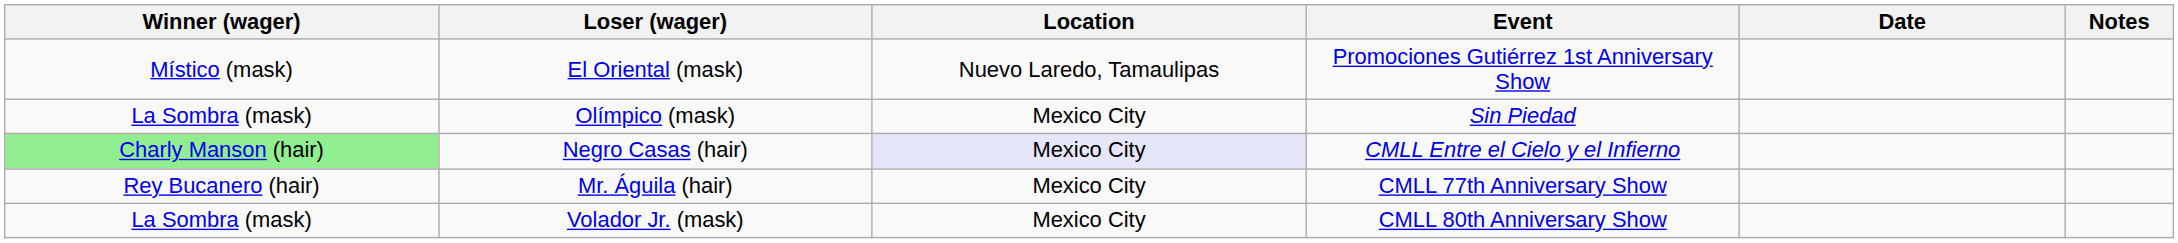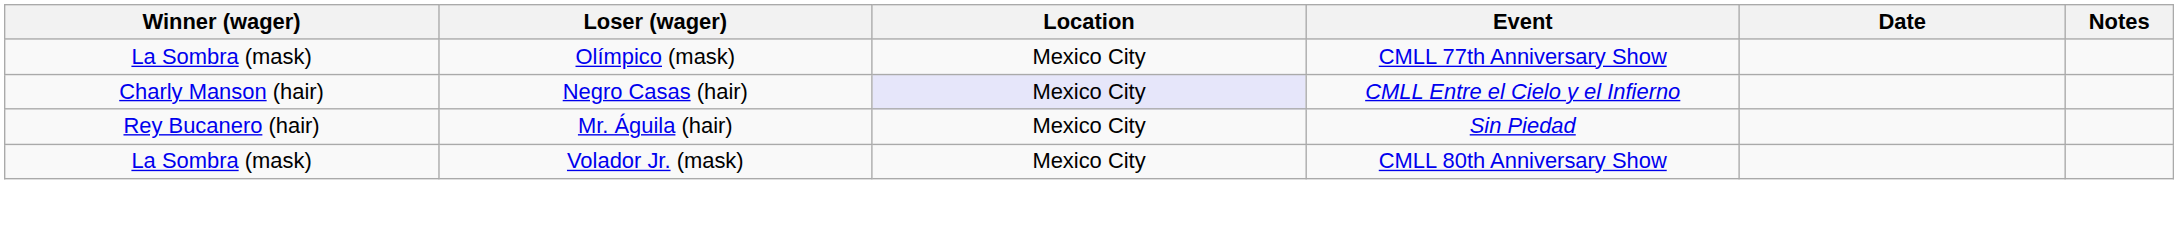- row: (655, 68)
(1523, 116) Sin Piedad -> (1523, 56) CMLL 77th Anniversary Show
(222, 150) lightgreen background -> (222, 91) no background
(1523, 185) CMLL 77th Anniversary Show -> (1523, 126) Sin Piedad
